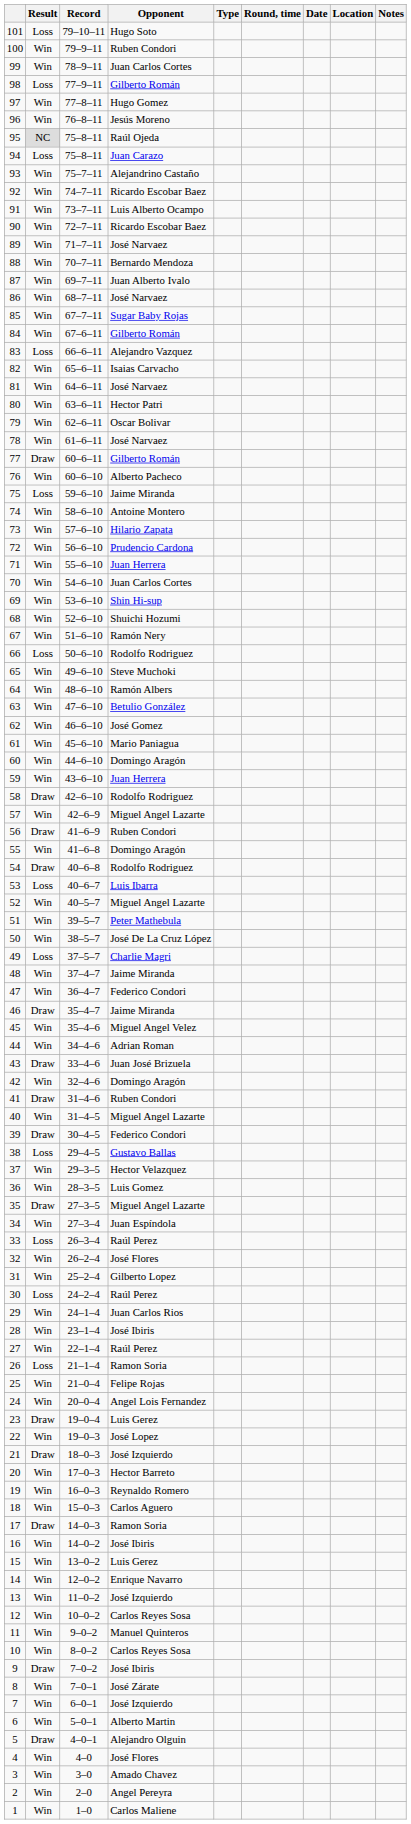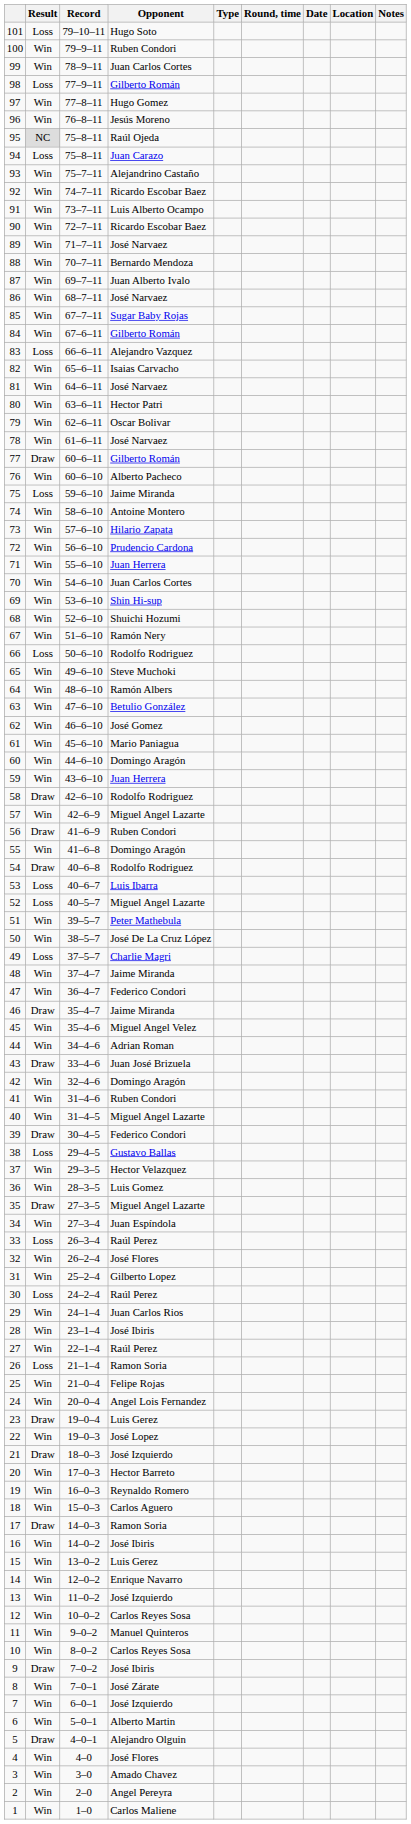(43, 903) Win -> (43, 903) Loss
(43, 1099) Draw -> (43, 1099) Win
